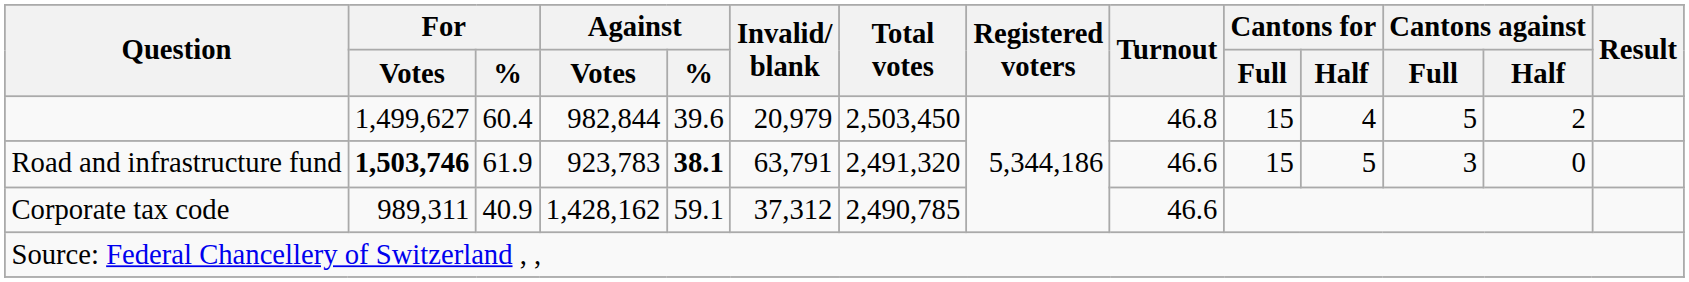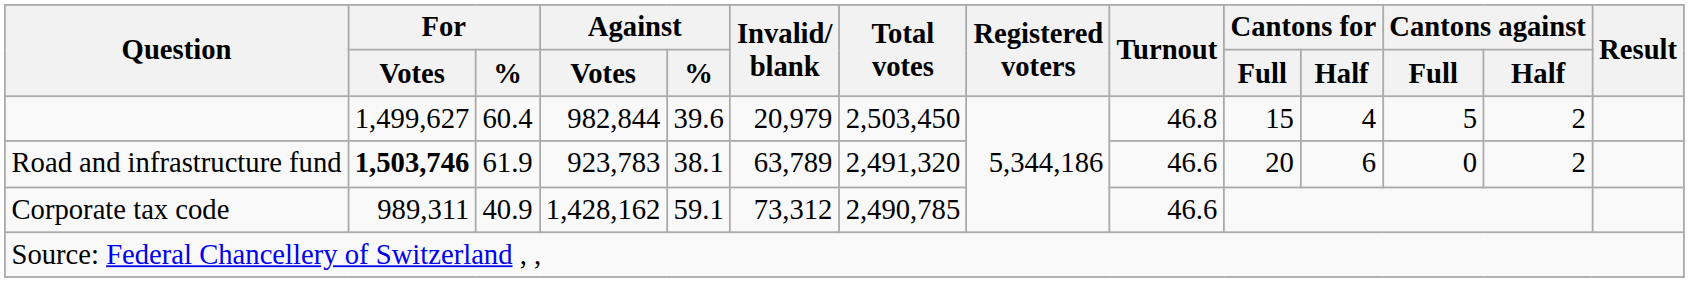(699, 163) bold -> (699, 163) normal
(793, 163) 63,791 -> (793, 163) 63,789
(1280, 163) 15 -> (1280, 163) 20
(1369, 163) 5 -> (1369, 163) 6
(1470, 163) 3 -> (1470, 163) 0
(1579, 163) 0 -> (1579, 163) 2
(793, 208) 37,312 -> (793, 208) 73,312
